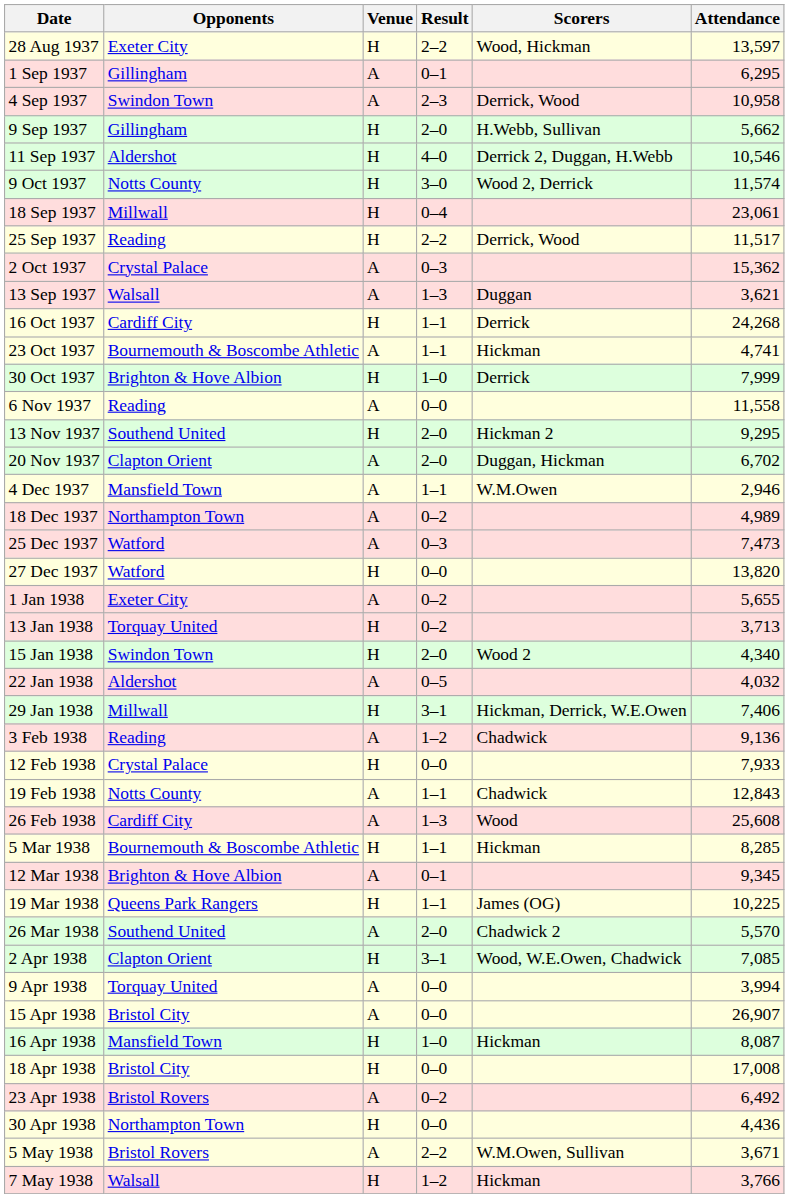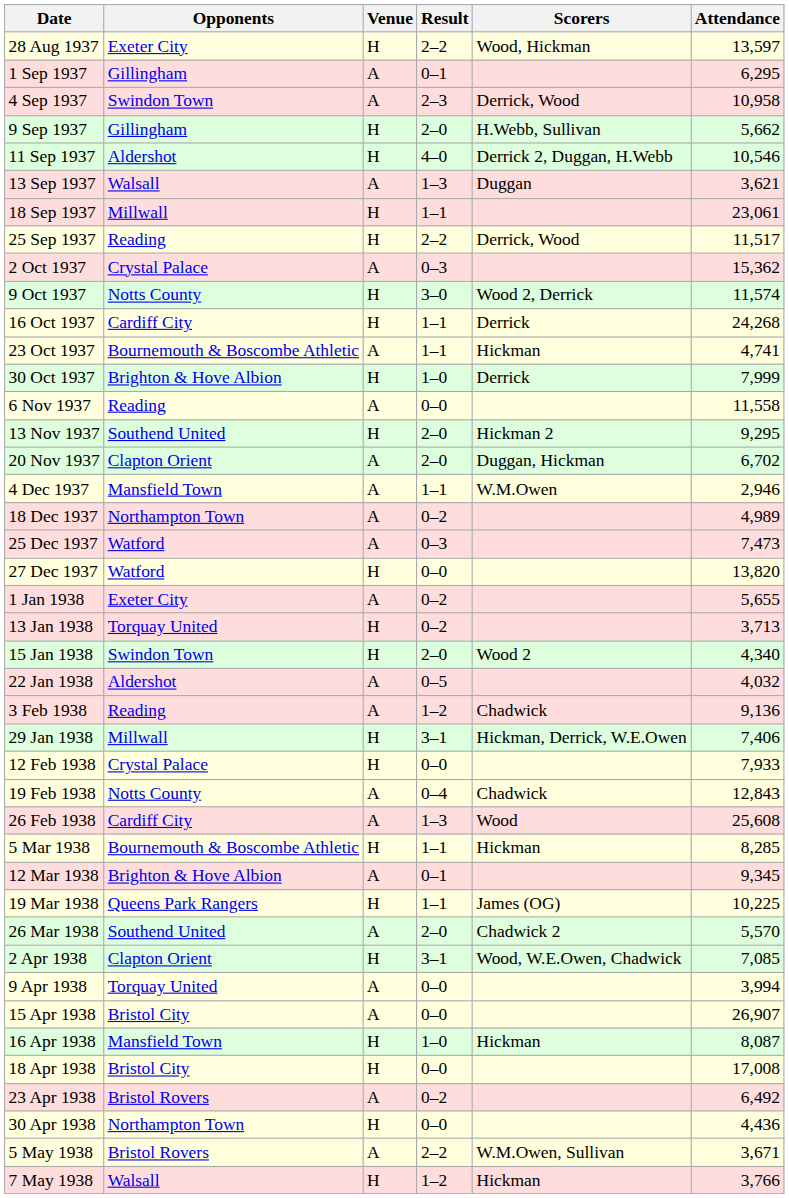rows swapped: (52, 294) <-> (47, 184)
(434, 211) 0–4 -> (434, 211) 1–1
rows swapped: (51, 709) <-> (48, 737)
(434, 792) 1–1 -> (434, 792) 0–4
